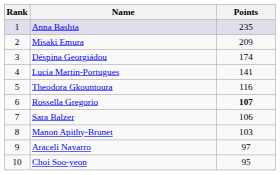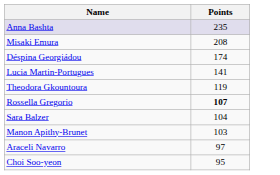- column: (17, 12)
(246, 42) 209 -> (220, 42) 208
(246, 87) 116 -> (220, 87) 119
(246, 117) 106 -> (220, 117) 104
